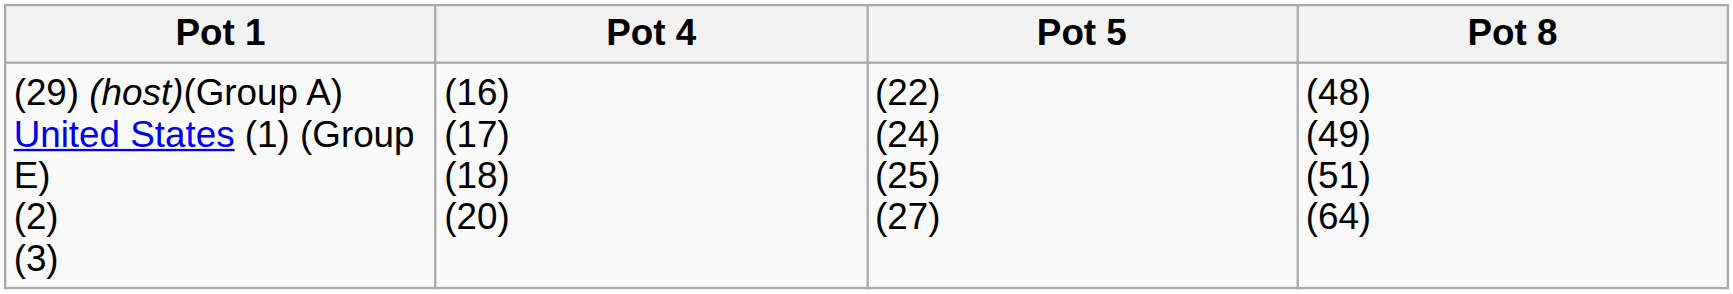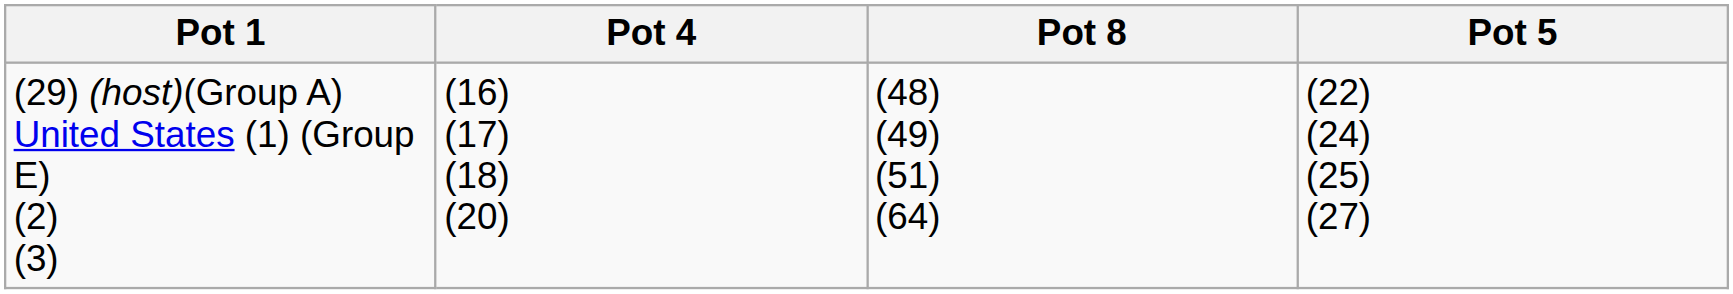columns swapped: (1082, 33) <-> (1513, 33)
